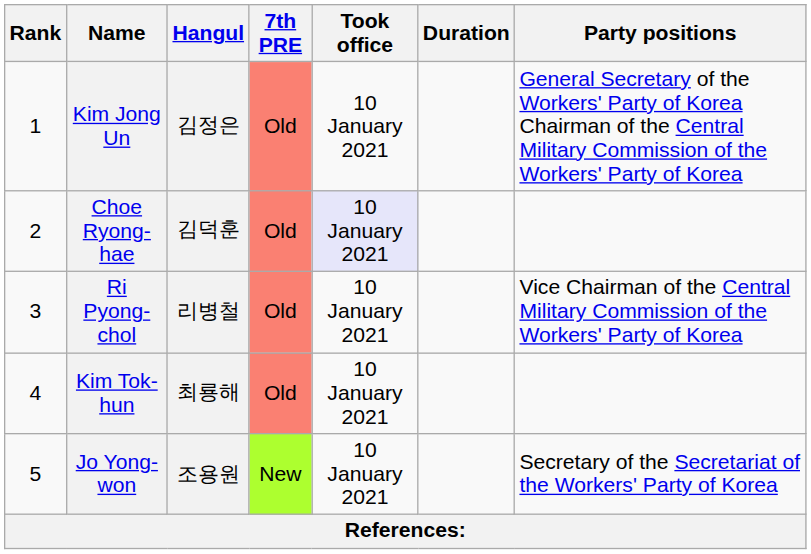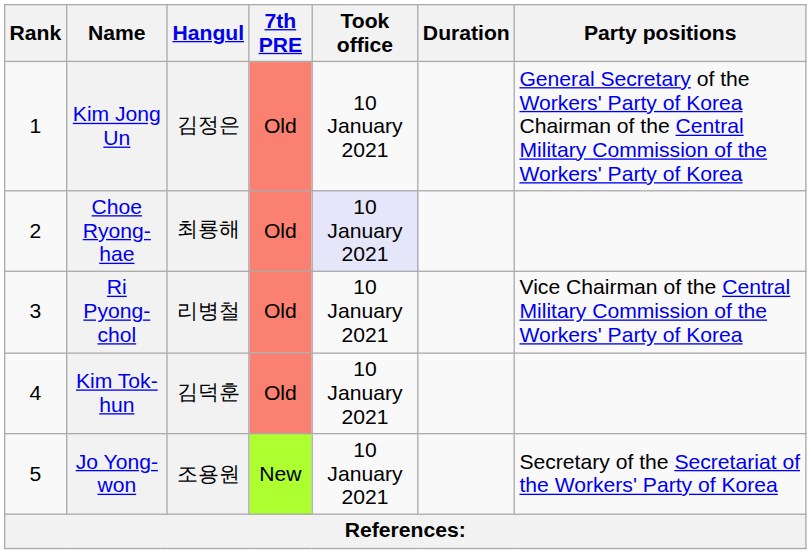(208, 230) 김덕훈 -> (208, 230) 최룡해
(208, 392) 최룡해 -> (208, 392) 김덕훈
